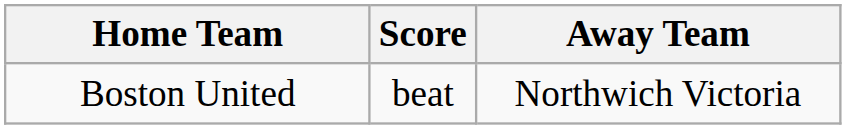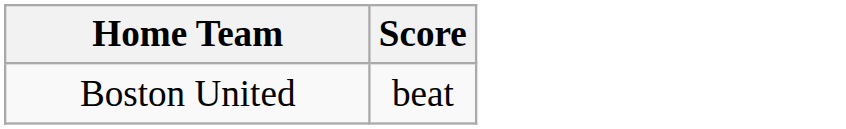- column: (658, 33)
